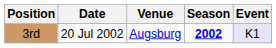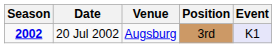columns swapped: (209, 14) <-> (31, 14)
